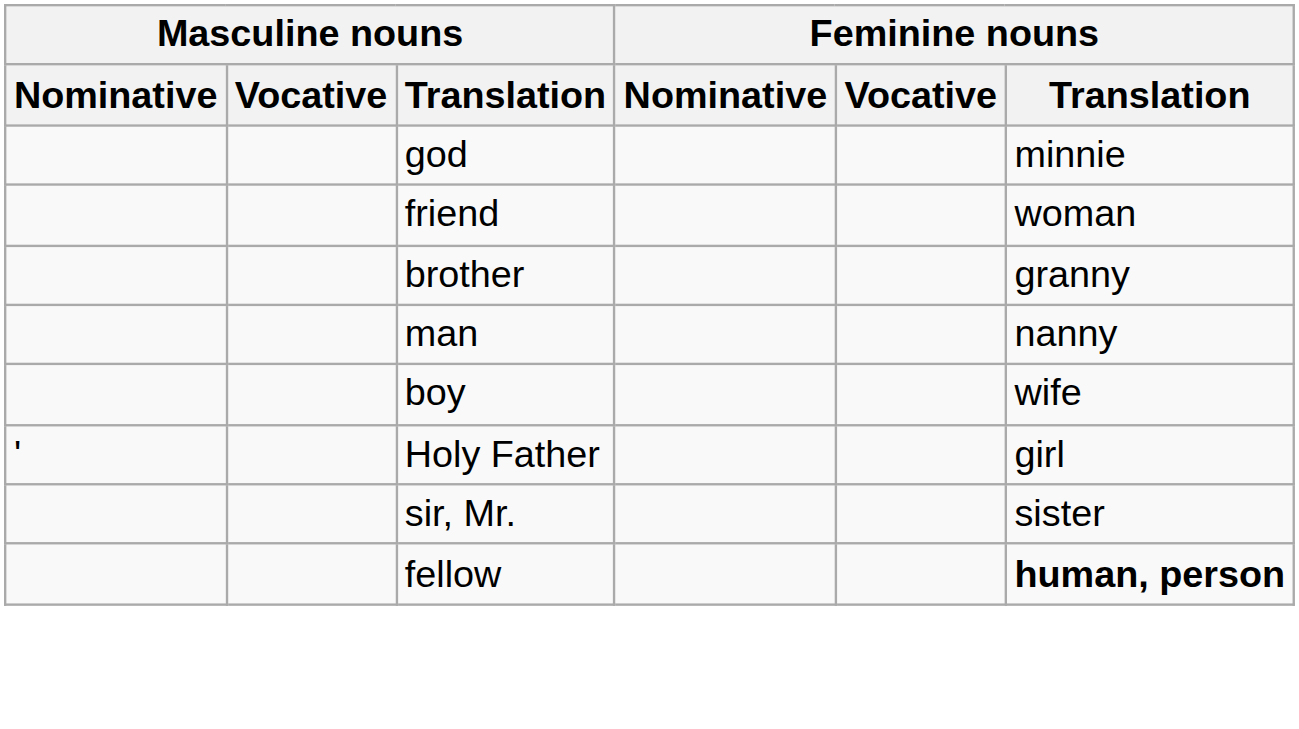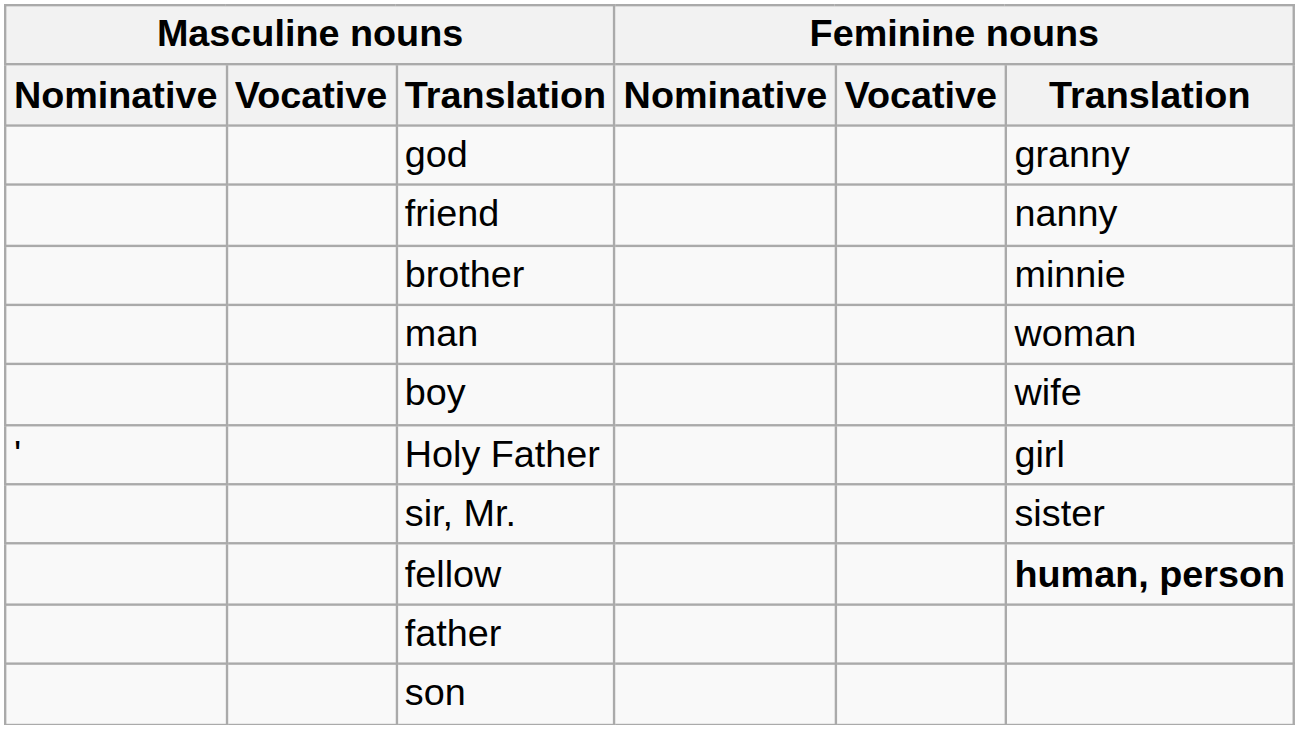(1070, 154) minnie -> (1072, 154) granny
(1075, 214) woman -> (1066, 214) nanny
(1072, 273) granny -> (1070, 273) minnie
(1066, 333) nanny -> (1075, 333) woman
+ row: (453, 633)
+ row: (435, 693)
